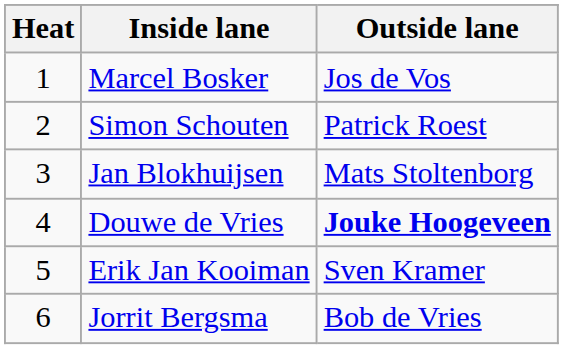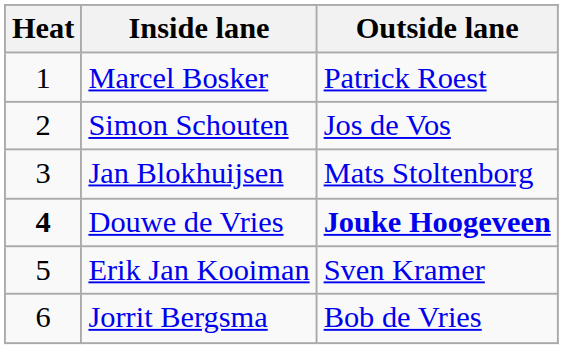(387, 76) Jos de Vos -> (405, 76) Patrick Roest
(405, 125) Patrick Roest -> (387, 125) Jos de Vos
(43, 221) normal -> (43, 221) bold
